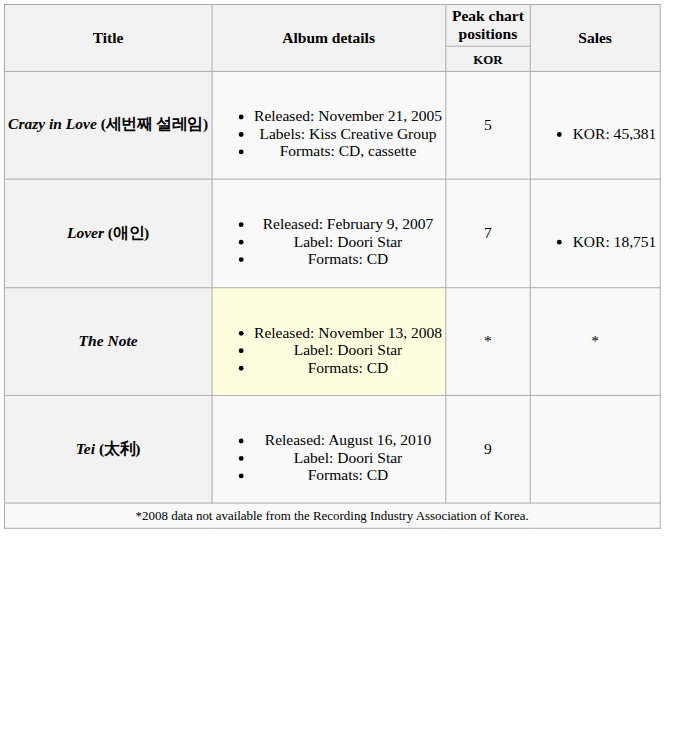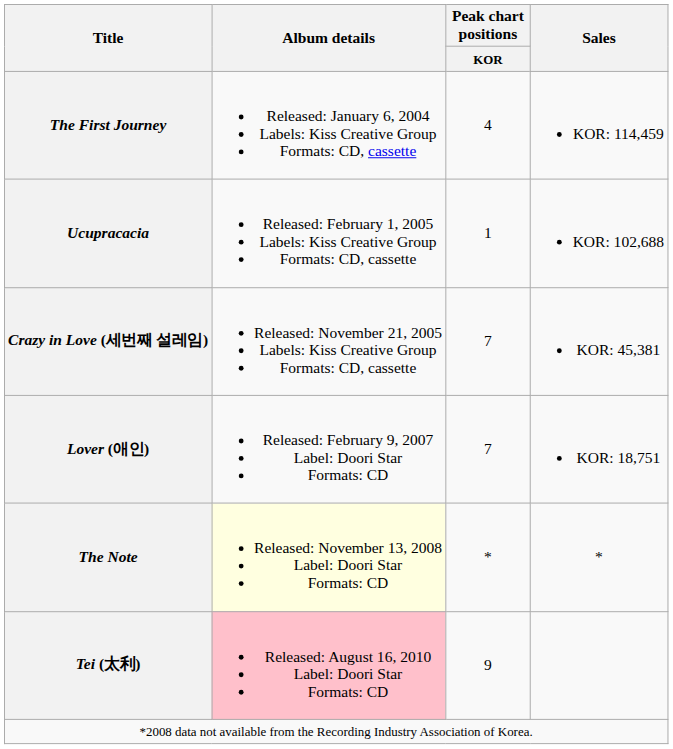+ row: (108, 125)
+ row: (108, 233)
(488, 125) 5 -> (488, 341) 7
(329, 458) no background -> (329, 674) pink background
